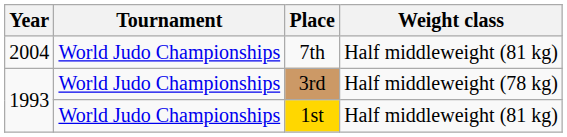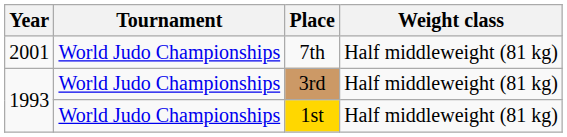(29, 52) 2004 -> (29, 52) 2001
(451, 83) Half middleweight (78 kg) -> (451, 83) Half middleweight (81 kg)
